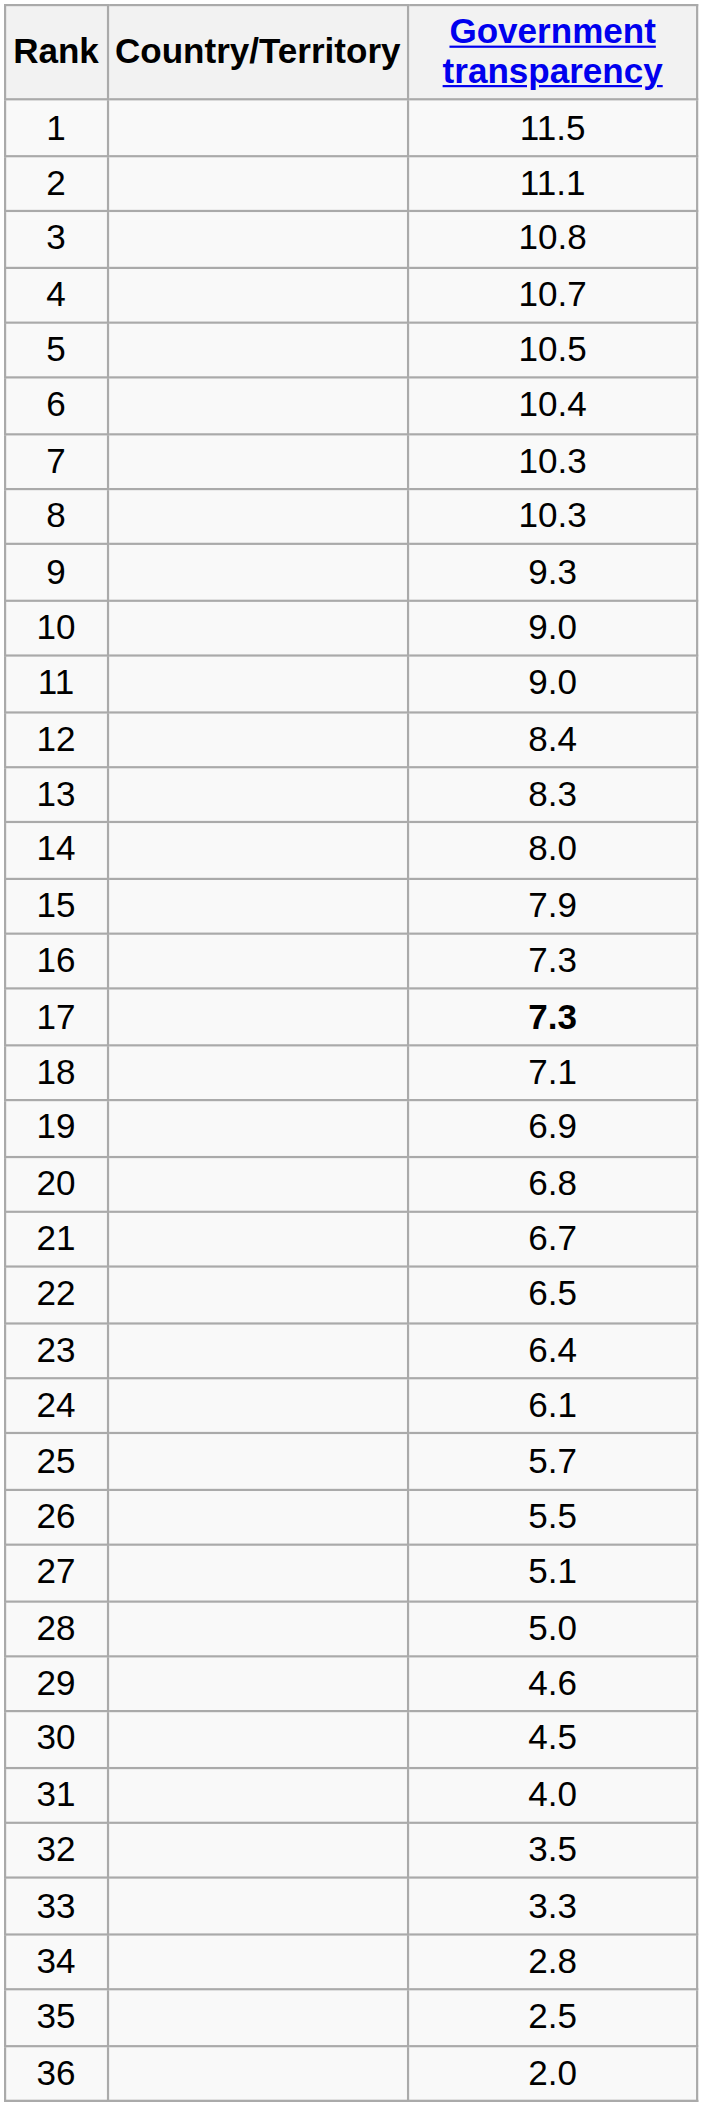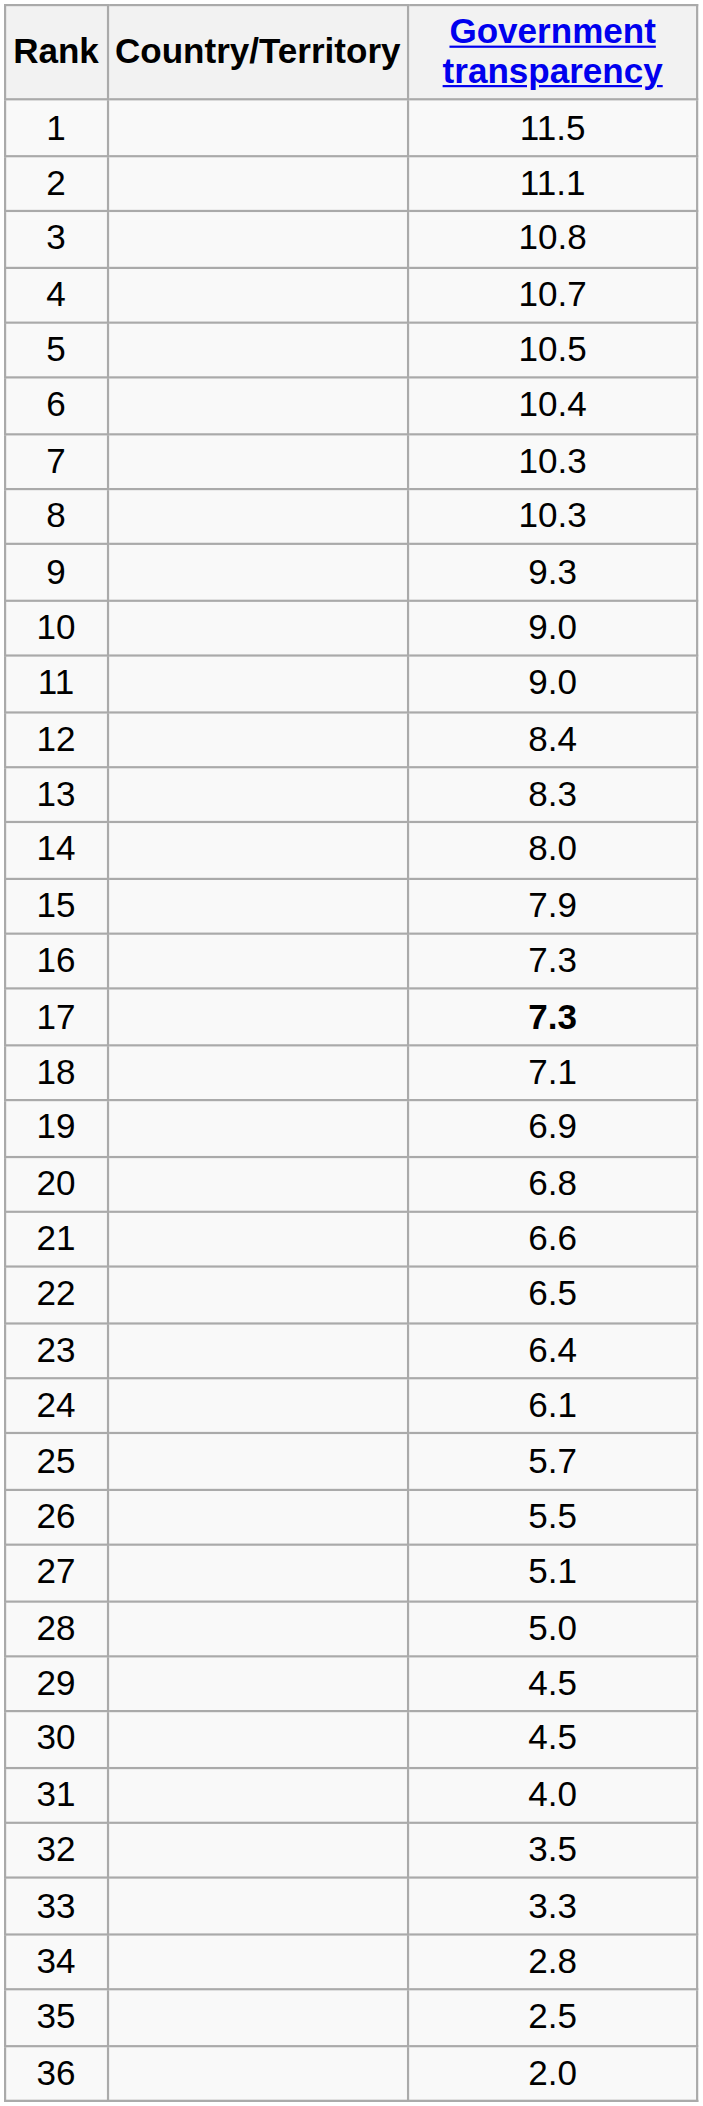(553, 1238) 6.7 -> (553, 1238) 6.6
(553, 1683) 4.6 -> (553, 1683) 4.5
